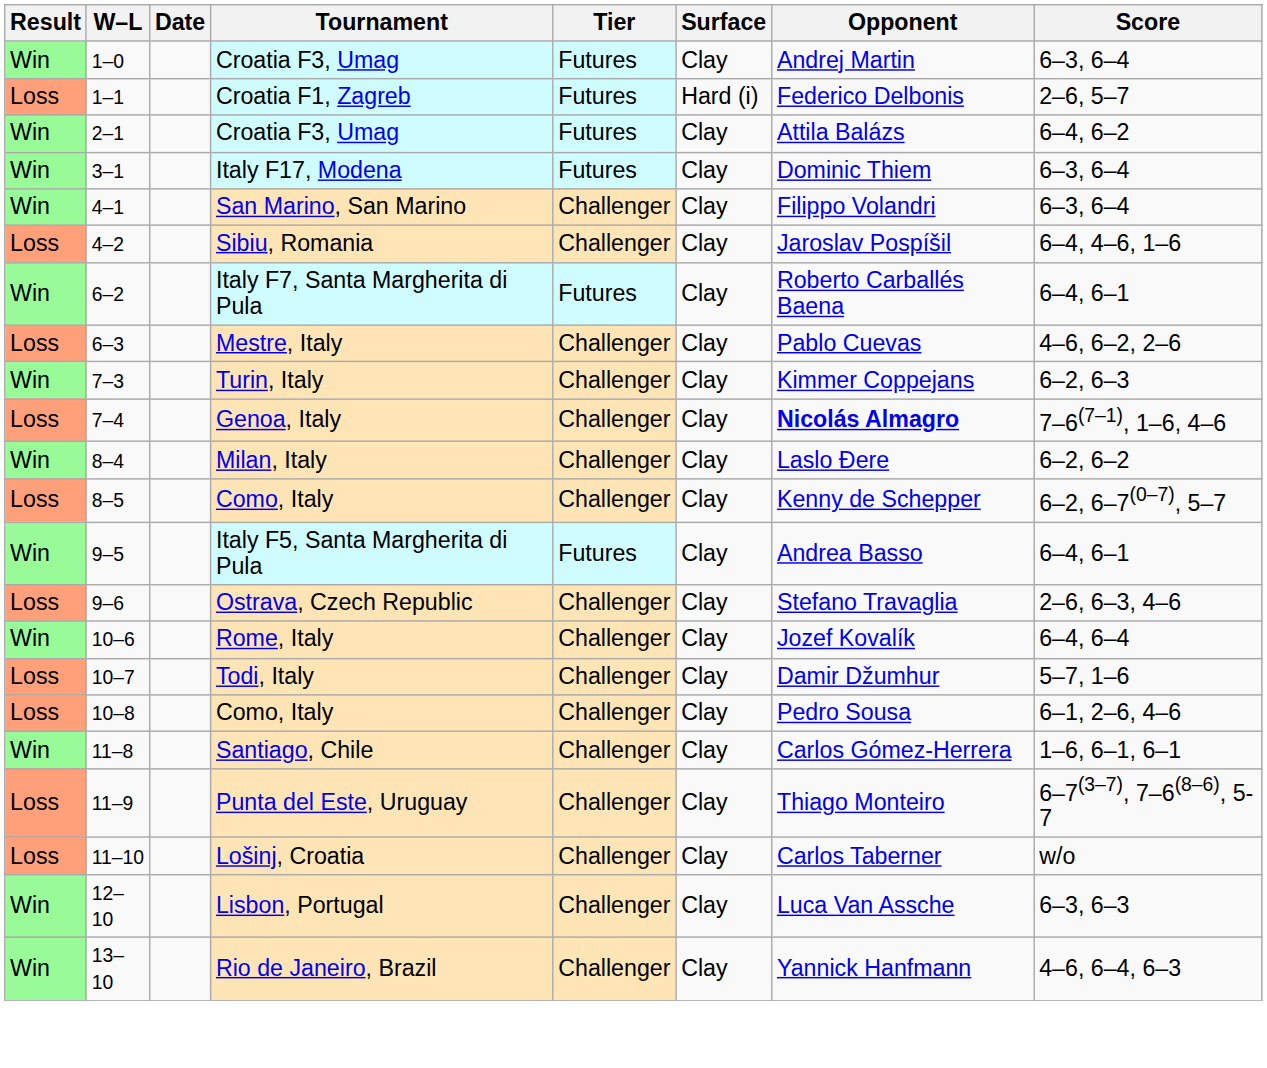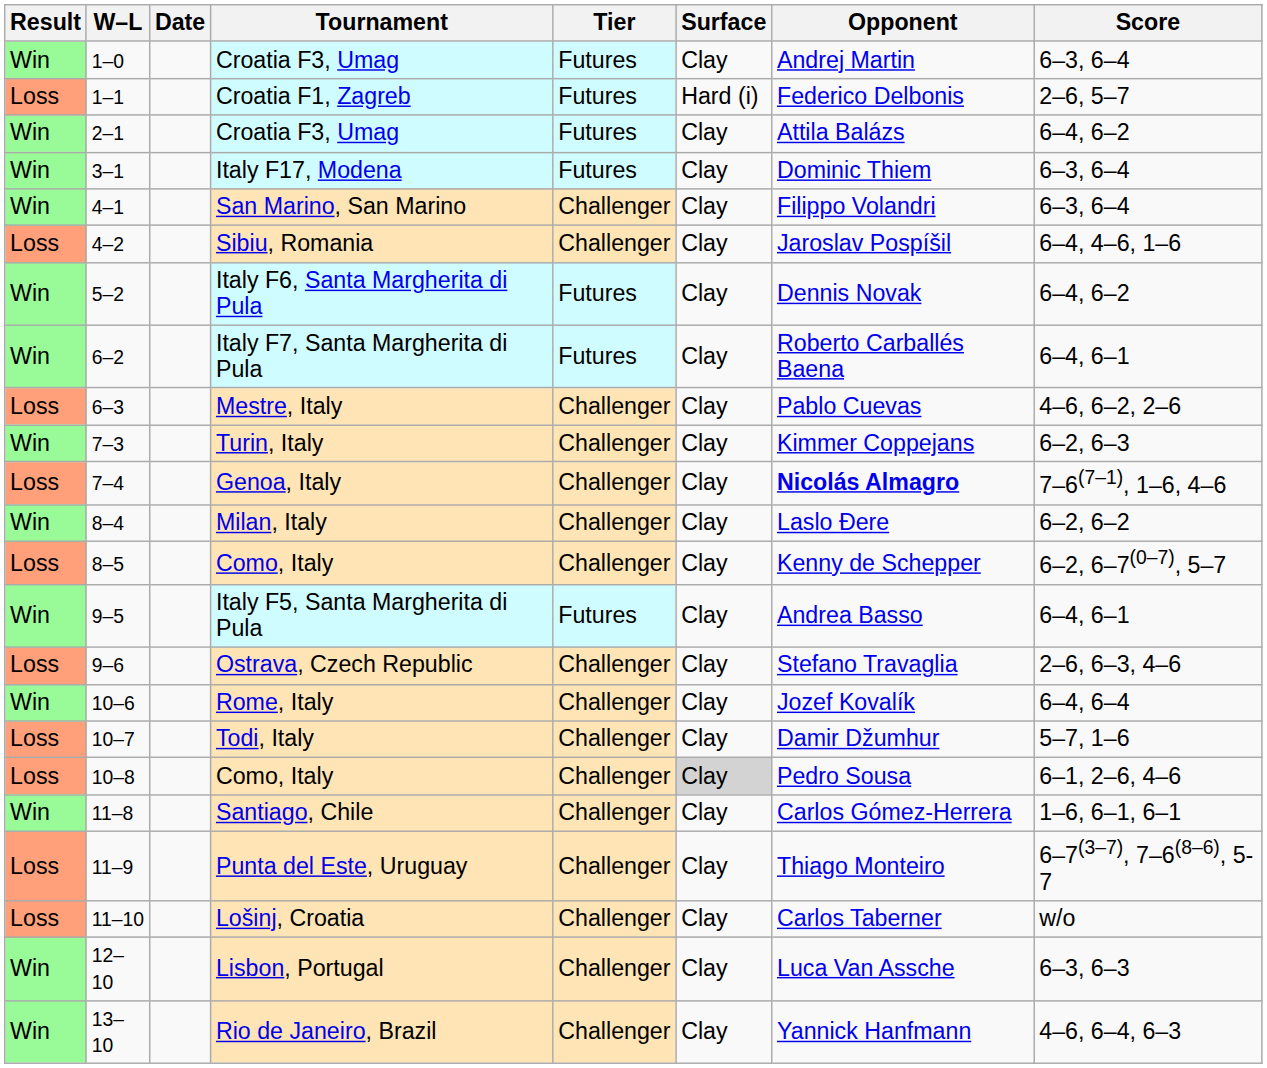+ row: (108, 294)
(704, 713) no background -> (704, 776) lightgrey background
